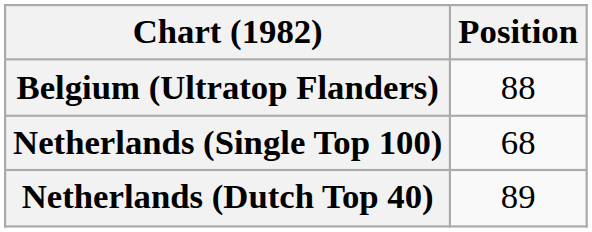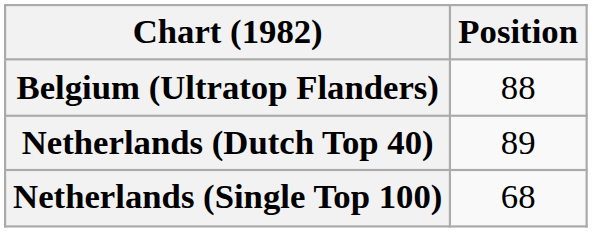rows swapped: (228, 197) <-> (228, 142)
